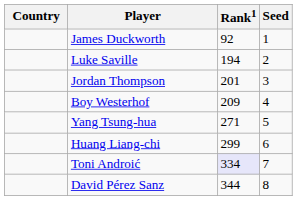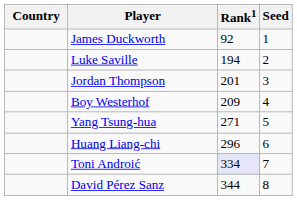(230, 143) 299 -> (230, 143) 296
